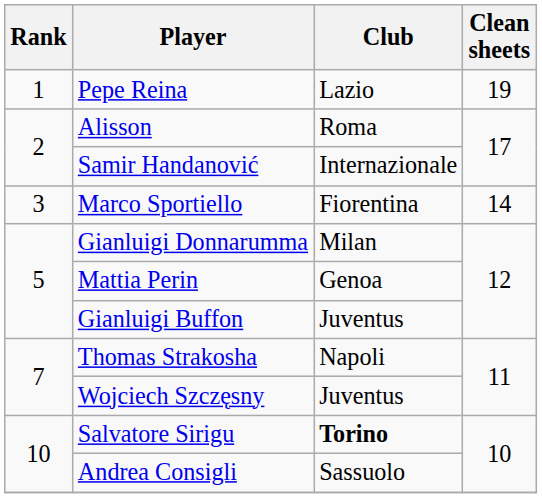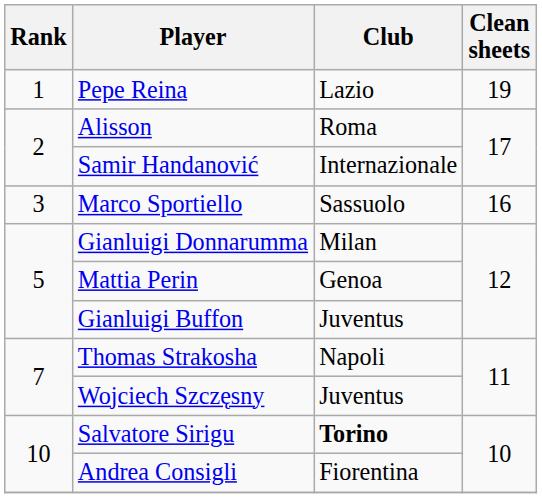(369, 204) Fiorentina -> (362, 204) Sassuolo
(499, 204) 14 -> (499, 204) 16
(362, 472) Sassuolo -> (369, 472) Fiorentina
